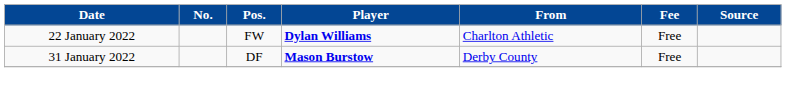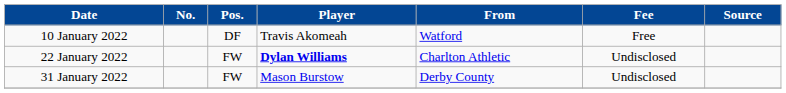+ row: (84, 35)
(670, 35) Free -> (644, 56) Undisclosed
(254, 56) DF -> (232, 77) FW
(329, 56) bold -> (302, 77) normal
(670, 56) Free -> (644, 77) Undisclosed
